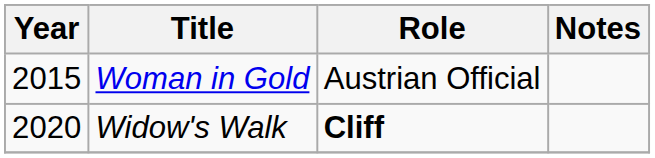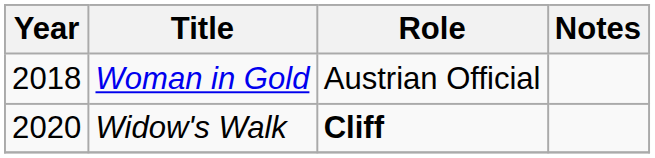(47, 78) 2015 -> (47, 78) 2018
